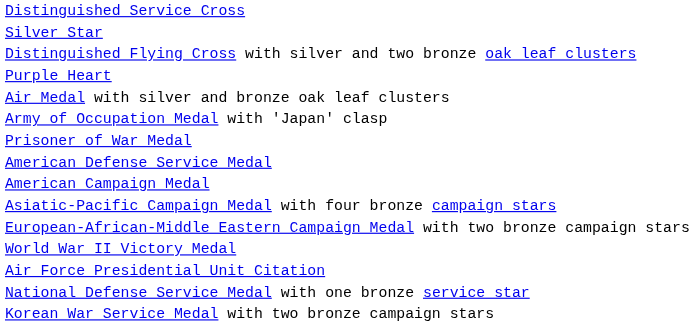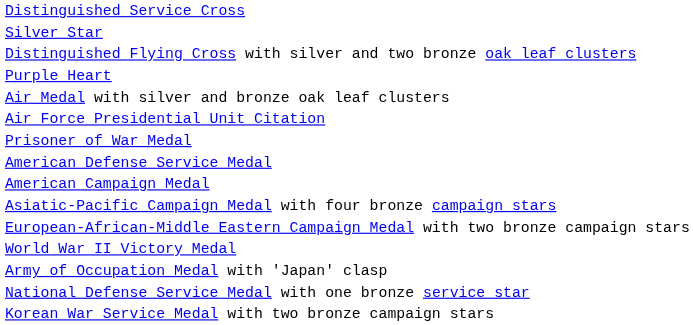rows swapped: (165, 271) <-> (196, 119)
